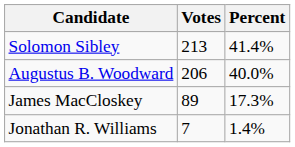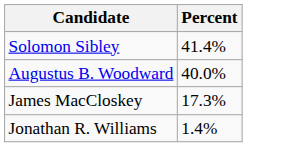- column: (201, 18)
